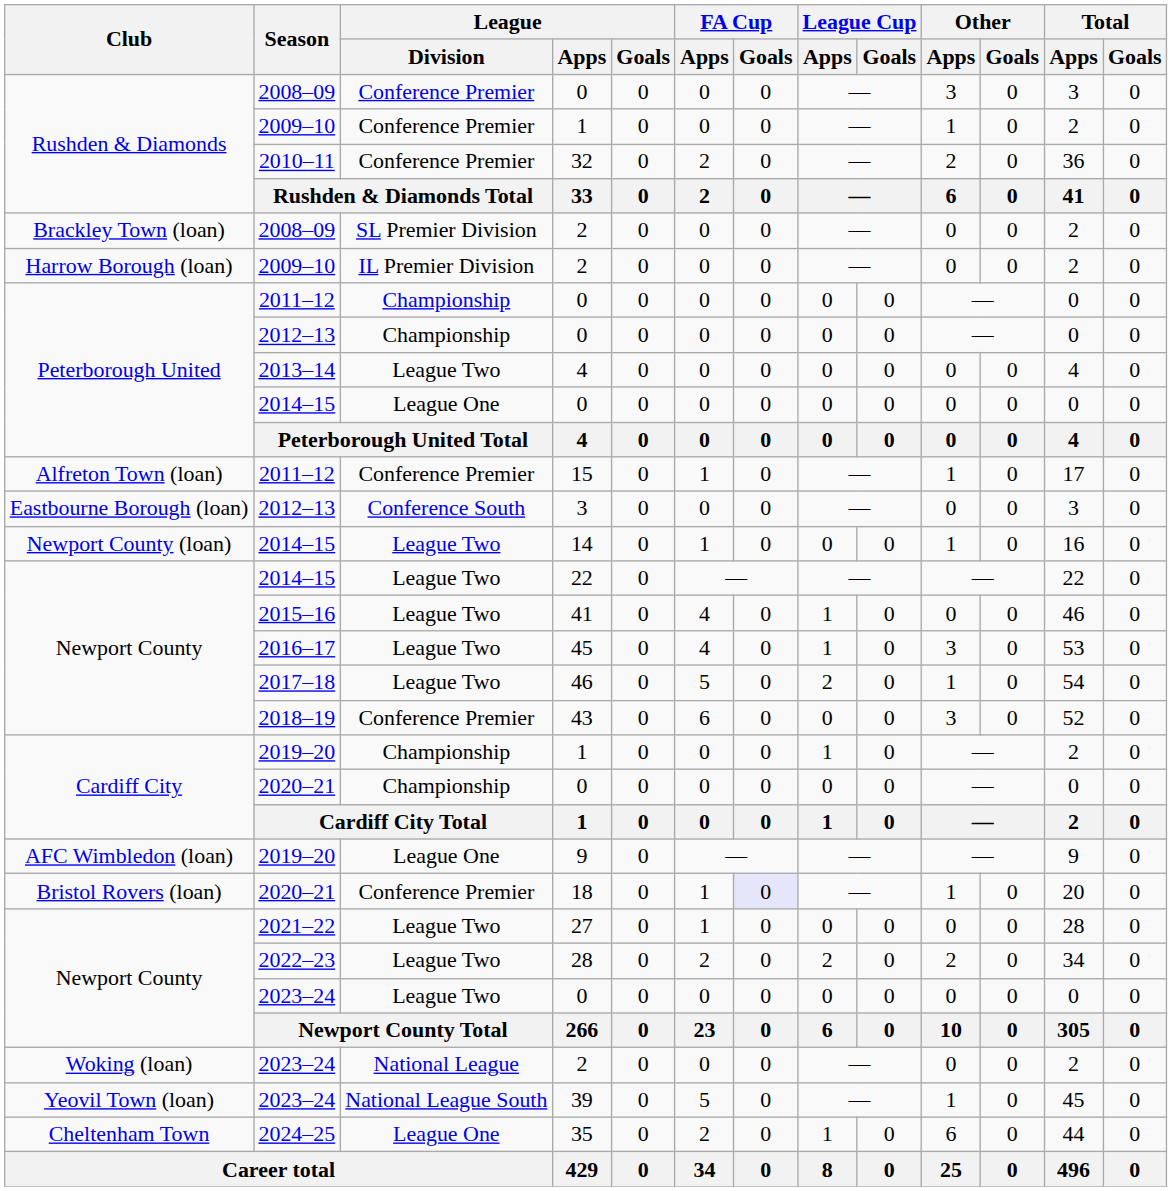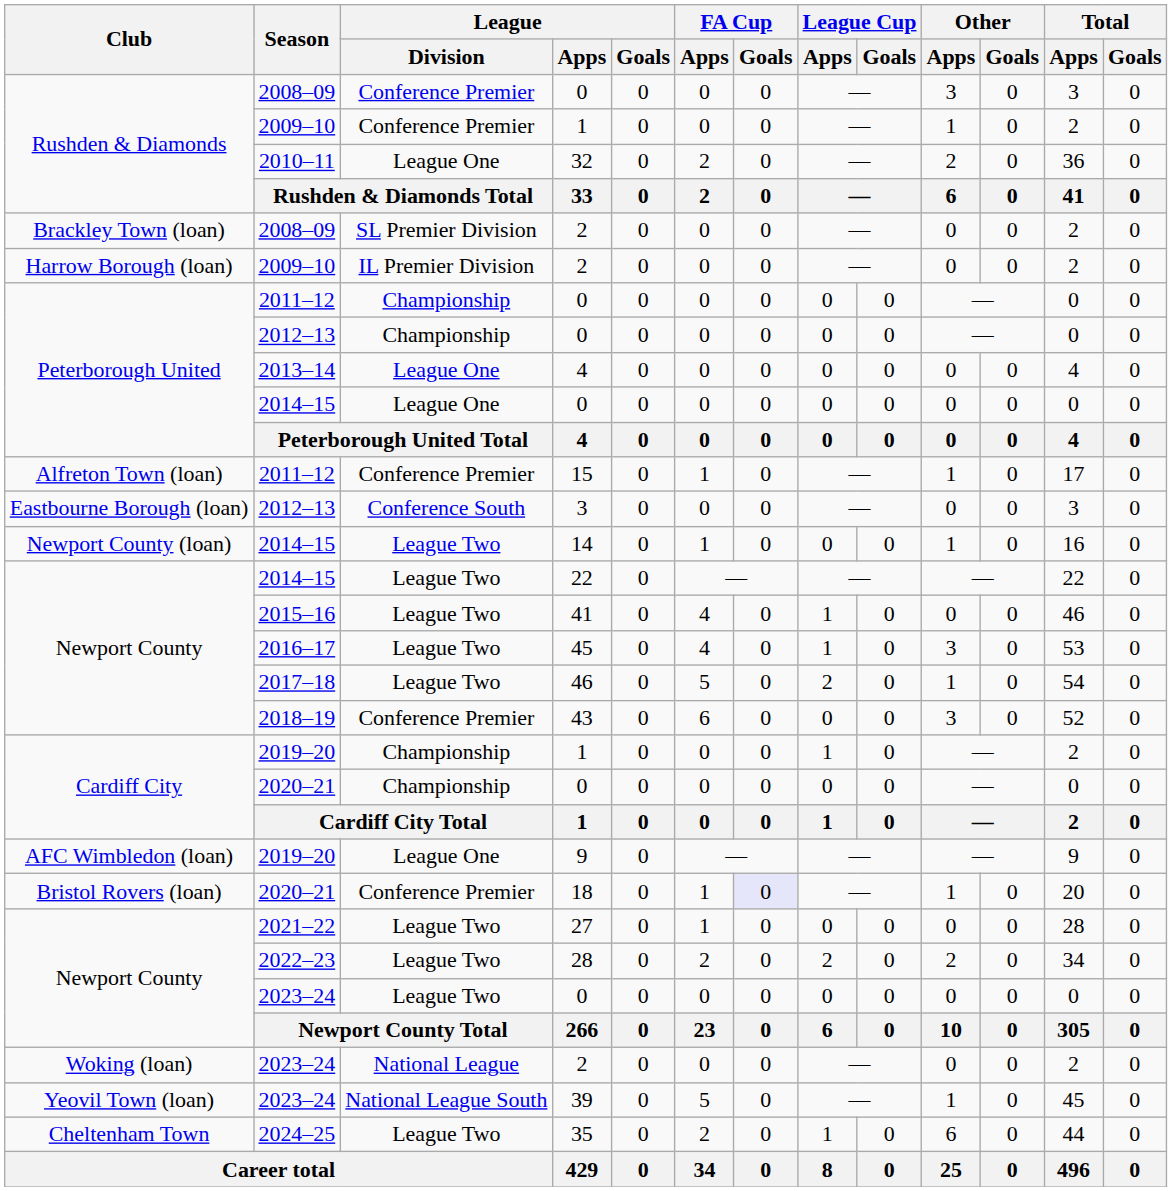(446, 160) Conference Premier -> (446, 160) League One
(446, 369) League Two -> (446, 369) League One
(446, 1134) League One -> (446, 1134) League Two
